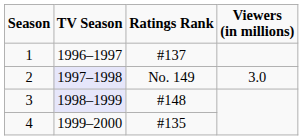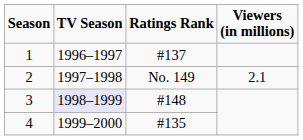(90, 77) lavender background -> (90, 77) no background
(257, 77) 3.0 -> (257, 77) 2.1
